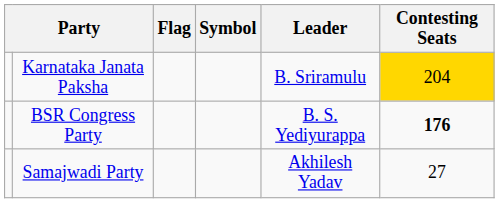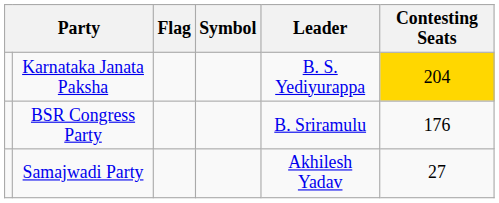(320, 76) B. Sriramulu -> (320, 76) B. S. Yediyurappa
(320, 124) B. S. Yediyurappa -> (320, 124) B. Sriramulu
(437, 124) bold -> (437, 124) normal
